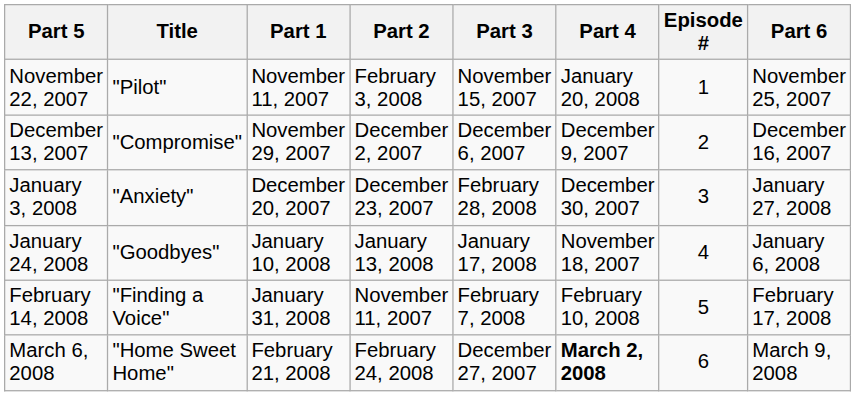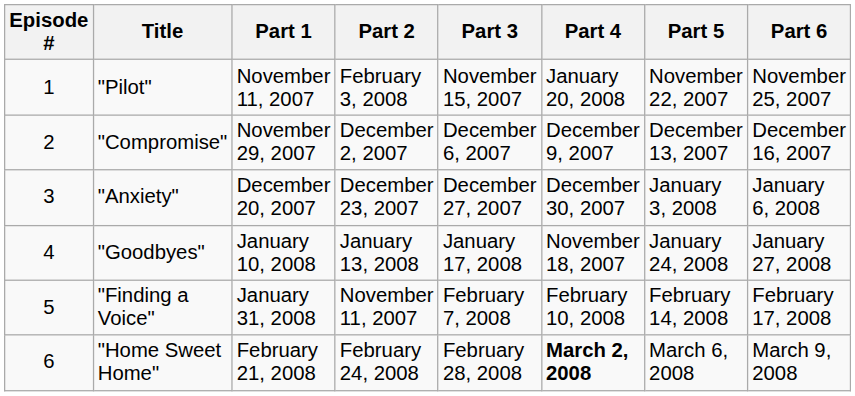columns swapped: (703, 32) <-> (56, 32)
(498, 197) February 28, 2008 -> (490, 197) December 27, 2007
(792, 197) January 27, 2008 -> (788, 197) January 6, 2008
(788, 252) January 6, 2008 -> (792, 252) January 27, 2008
(504, 362) December 27, 2007 -> (484, 362) February 28, 2008
